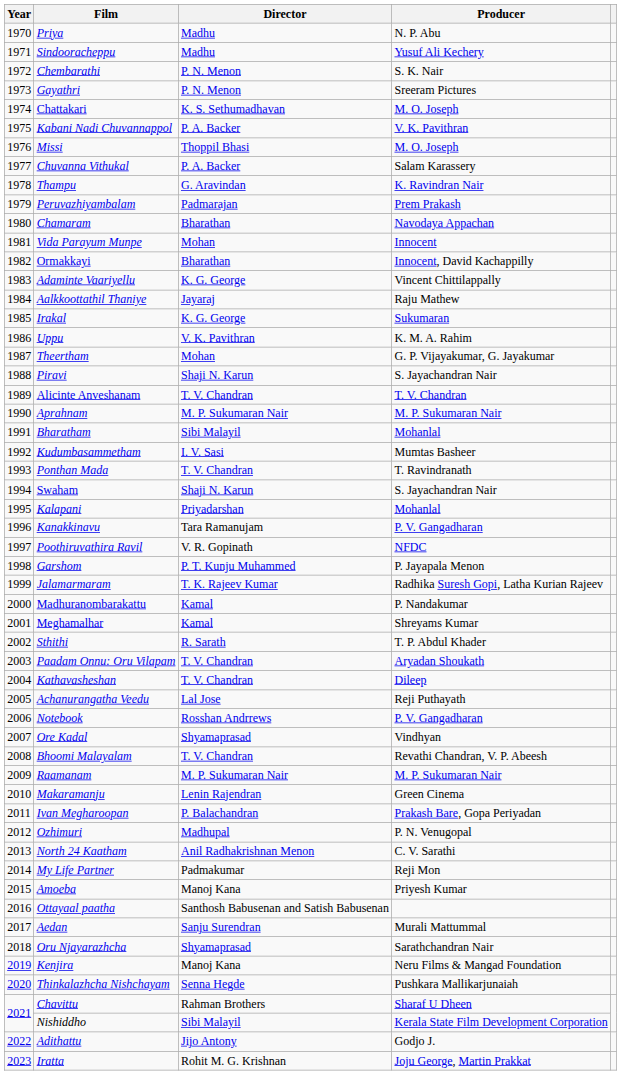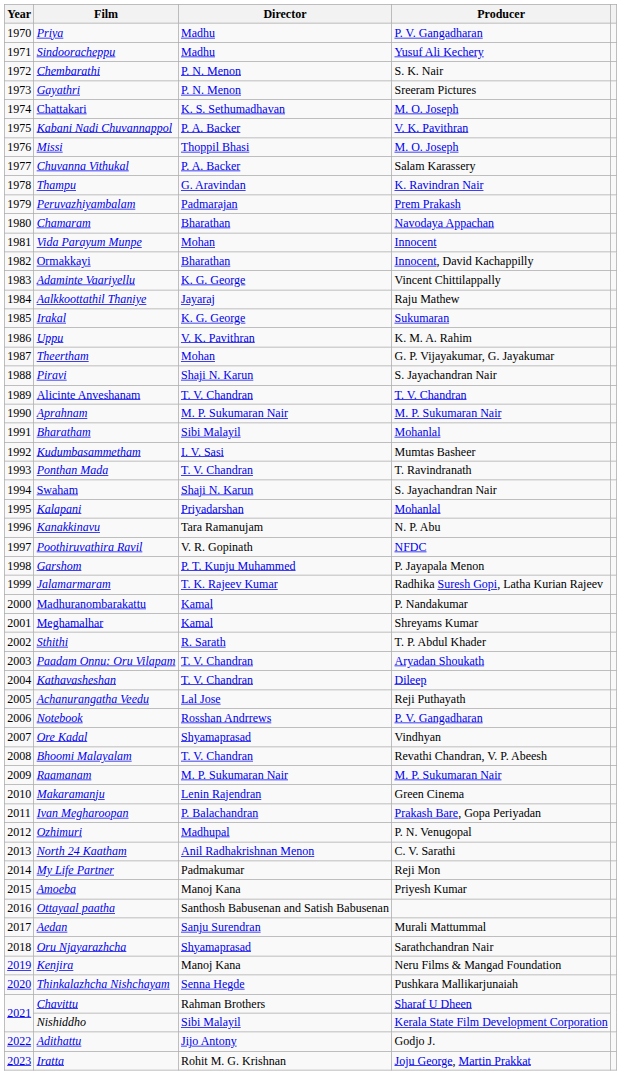(417, 33) N. P. Abu -> (439, 33) P. V. Gangadharan
(439, 527) P. V. Gangadharan -> (417, 527) N. P. Abu
